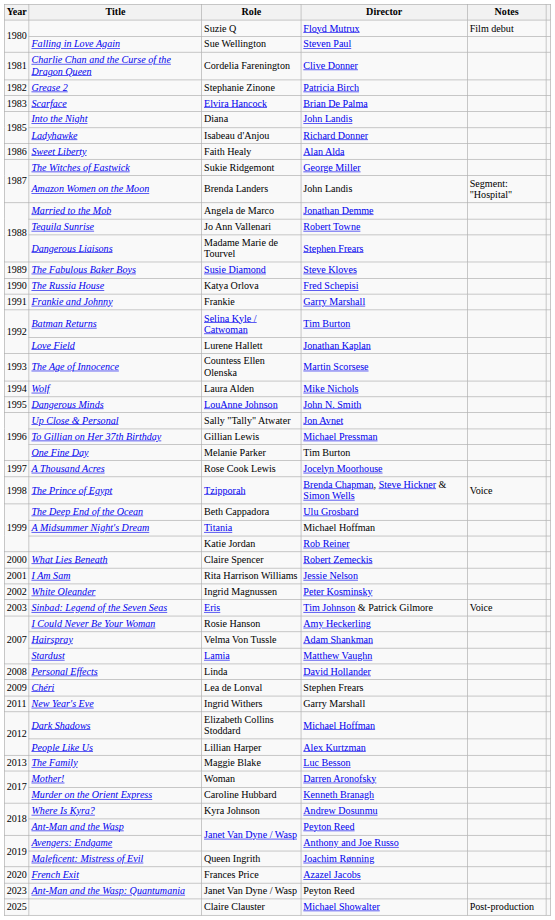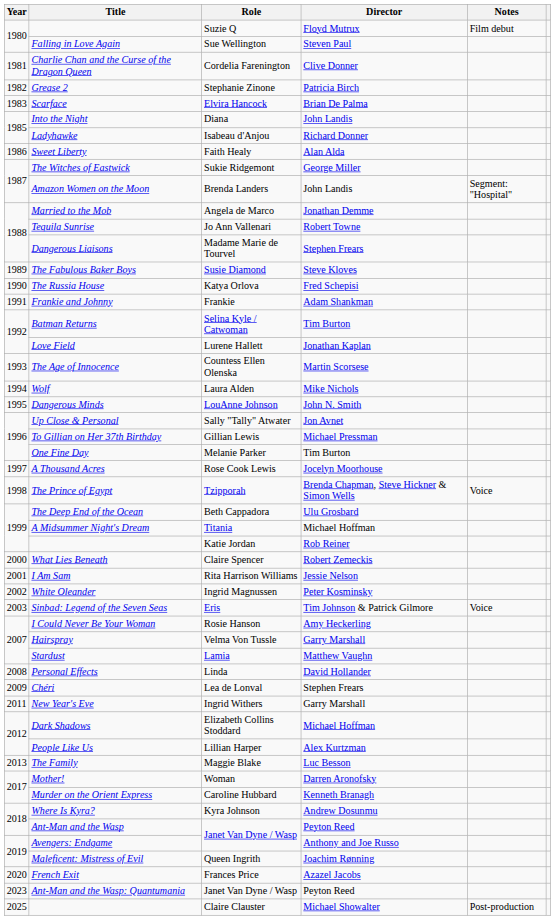(334, 302) Garry Marshall -> (338, 302) Adam Shankman
(338, 640) Adam Shankman -> (334, 640) Garry Marshall
